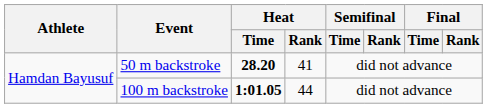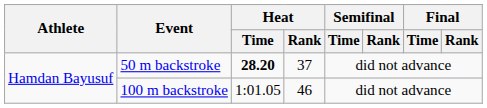(305, 65) 41 -> (304, 65) 37
(258, 90) bold -> (258, 90) normal
(305, 90) 44 -> (304, 90) 46
